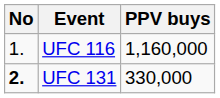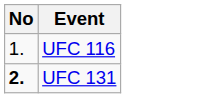- column: (168, 19)
